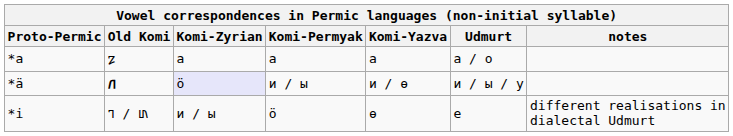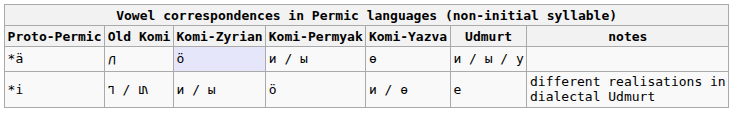- row: (15, 59)
(112, 84) bold -> (112, 59) normal
(388, 83) и / ө -> (373, 59) ө
(373, 113) ө -> (388, 89) и / ө
